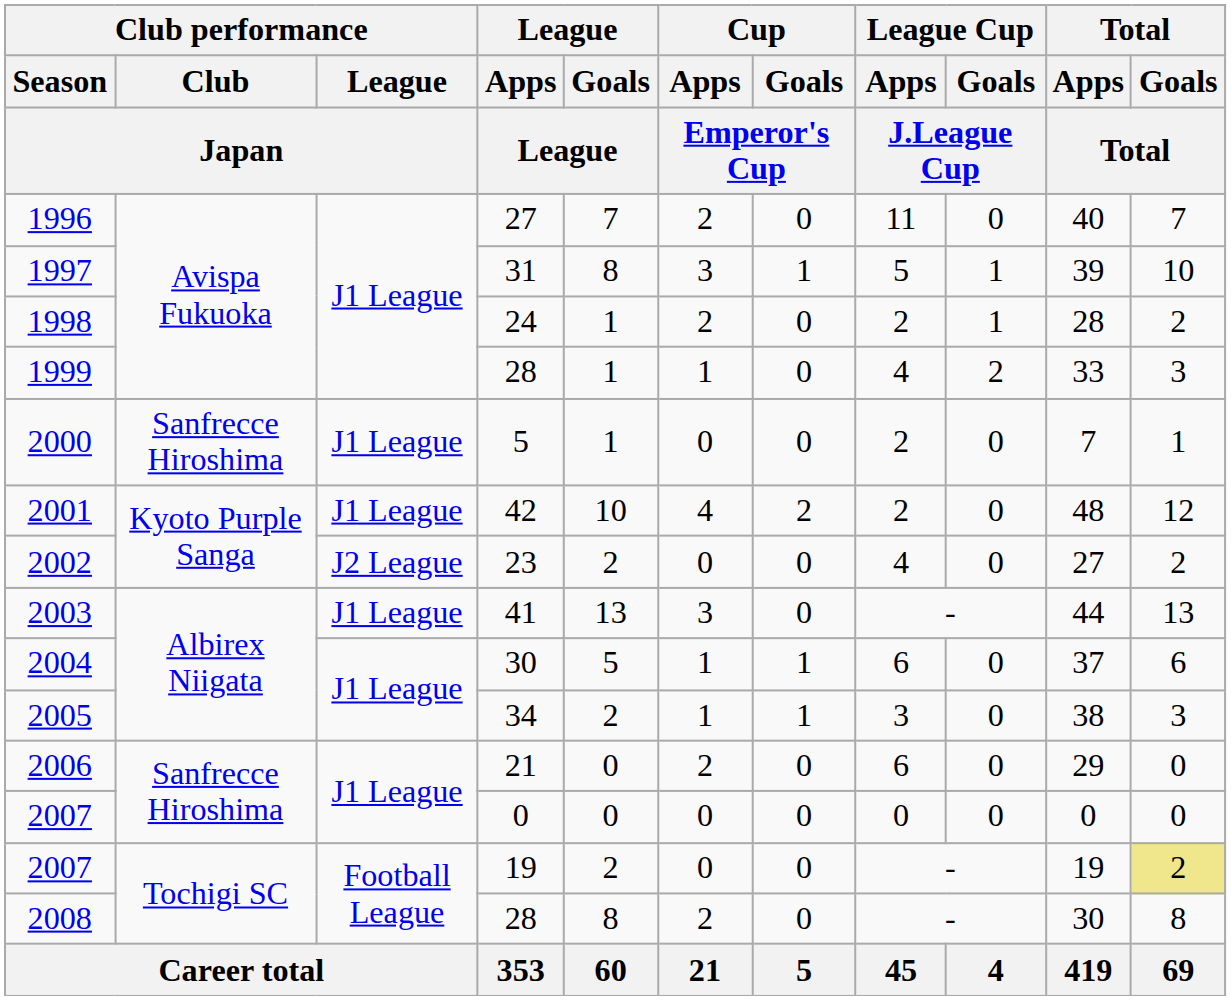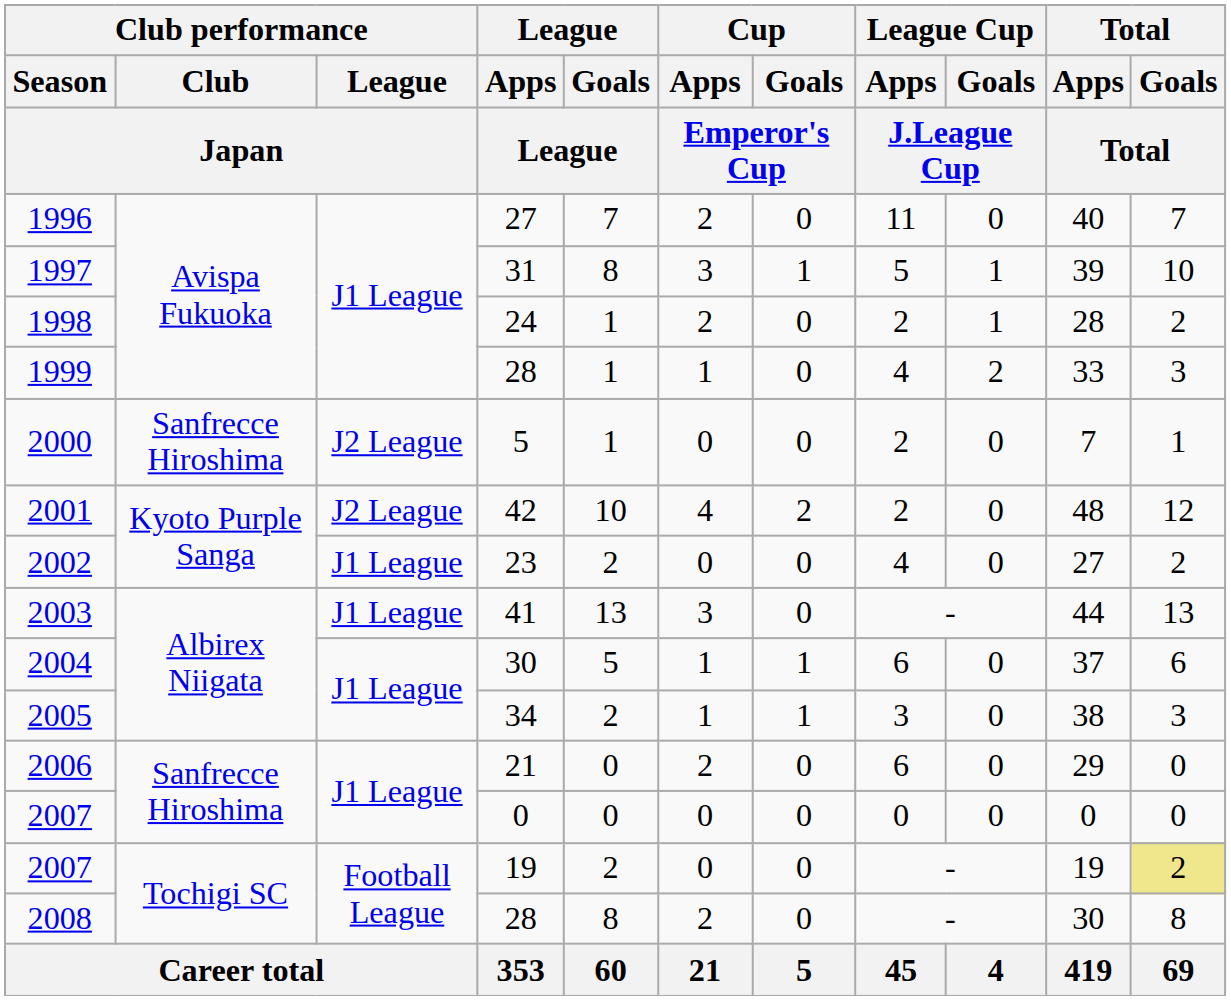(397, 441) J1 League -> (397, 441) J2 League
(397, 510) J1 League -> (397, 510) J2 League
(397, 561) J2 League -> (397, 561) J1 League
